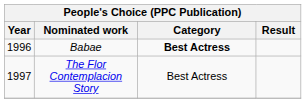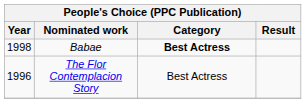(19, 47) 1996 -> (19, 47) 1998
(19, 77) 1997 -> (19, 77) 1996
